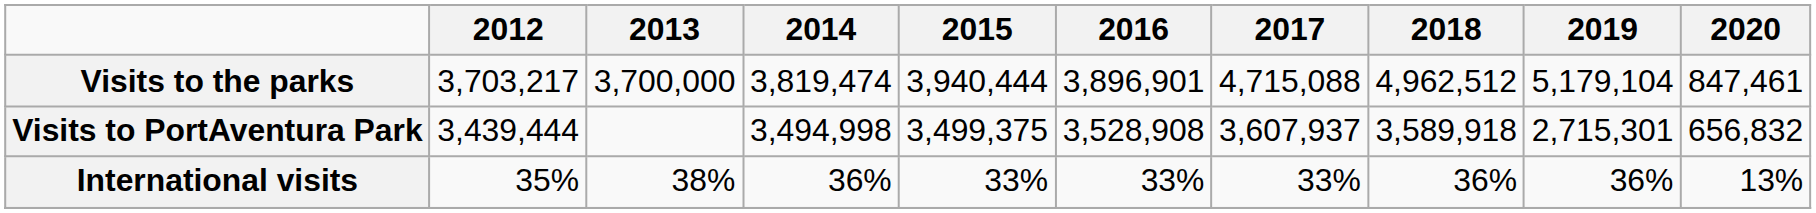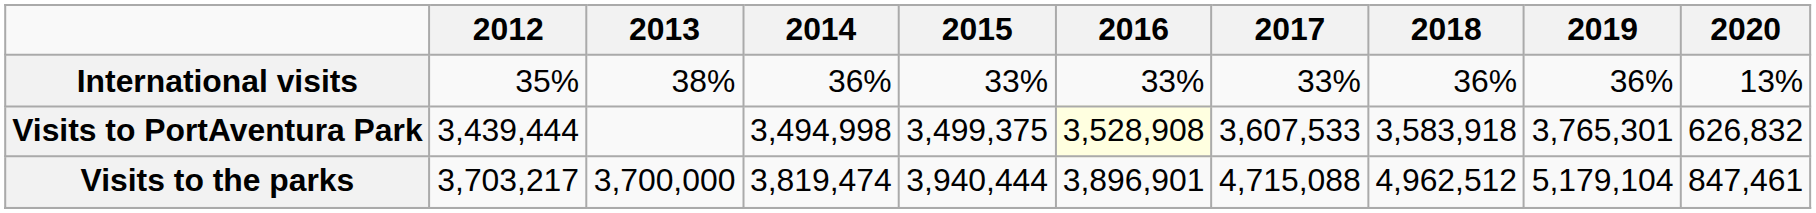rows swapped: (217, 80) <-> (217, 181)
(1134, 130) no background -> (1134, 130) lightyellow background
(1290, 130) 3,607,937 -> (1290, 130) 3,607,533
(1446, 130) 3,589,918 -> (1446, 130) 3,583,918
(1603, 130) 2,715,301 -> (1603, 130) 3,765,301
(1746, 130) 656,832 -> (1746, 130) 626,832
